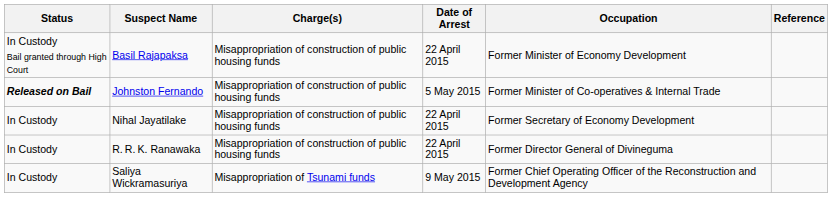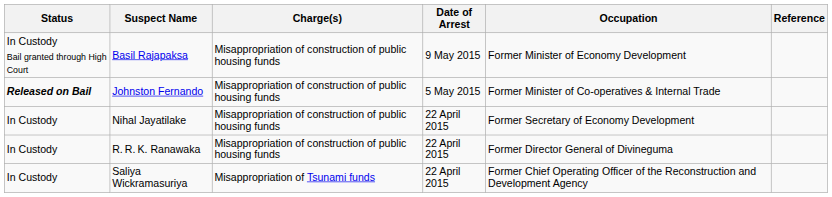(443, 55) 22 April 2015 -> (453, 55) 9 May 2015
(453, 178) 9 May 2015 -> (443, 178) 22 April 2015
